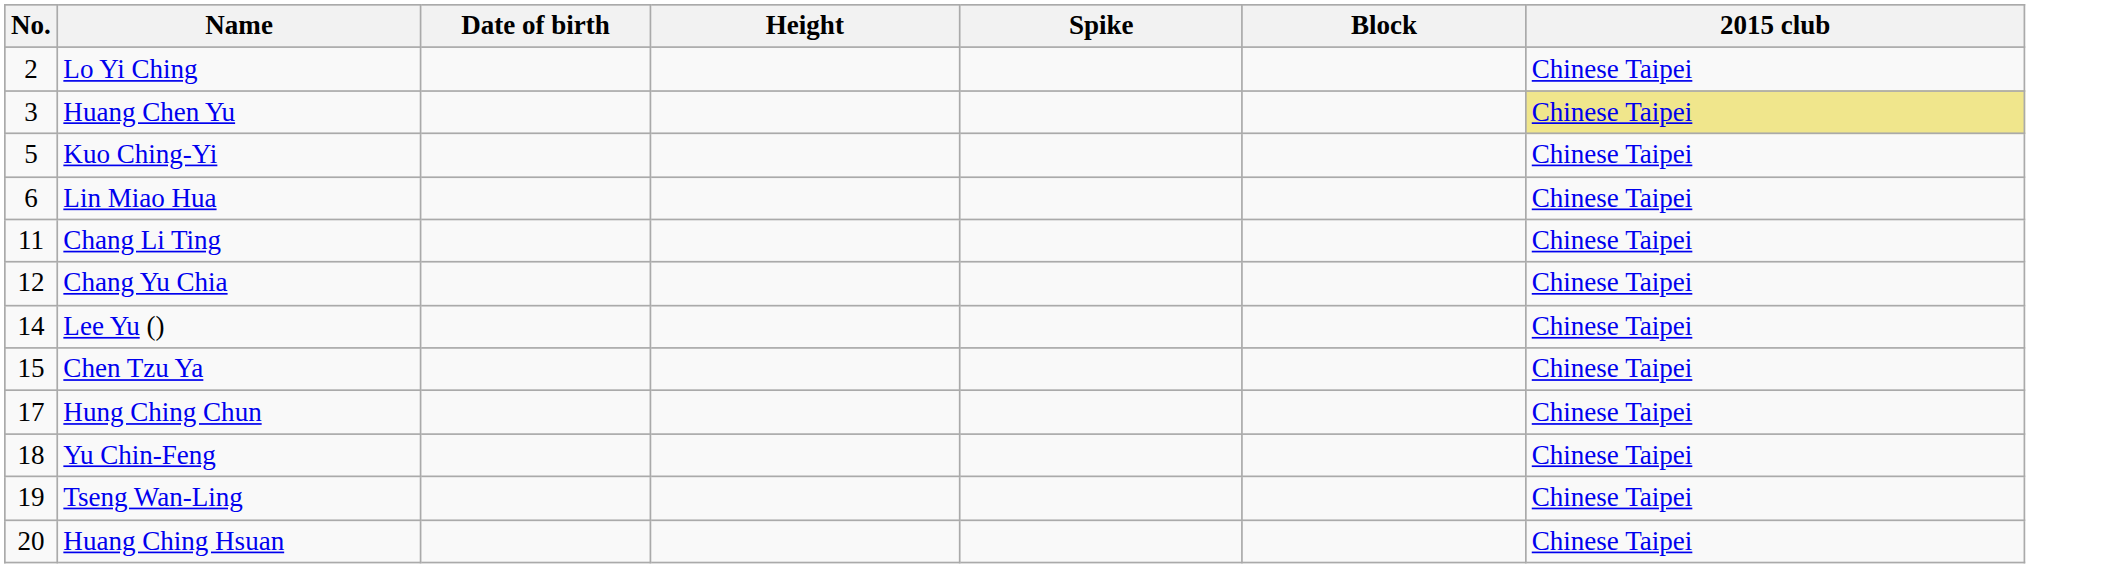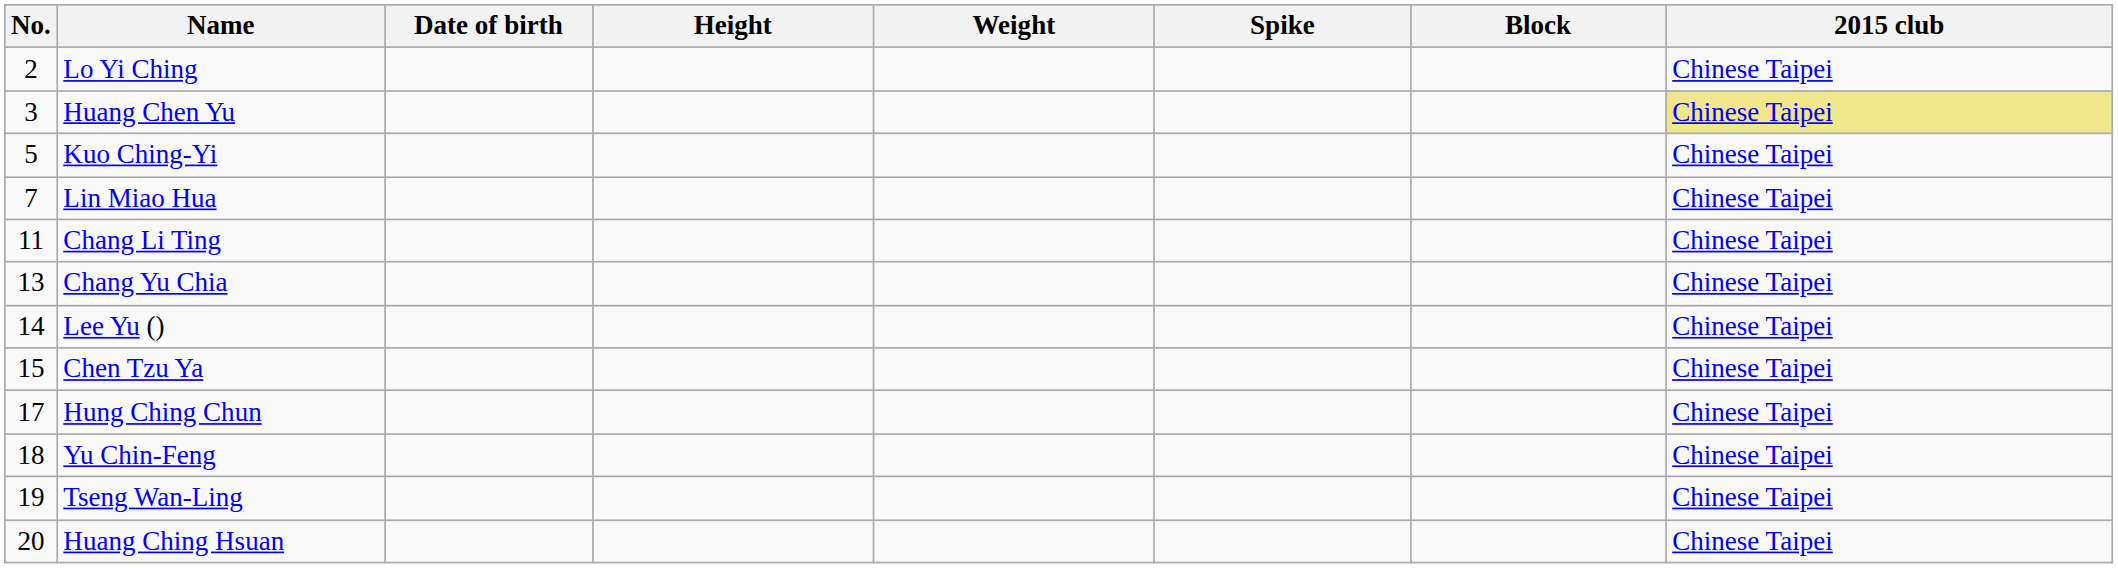+ column: (1014, 25)
(31, 197) 6 -> (31, 197) 7
(31, 283) 12 -> (31, 283) 13
